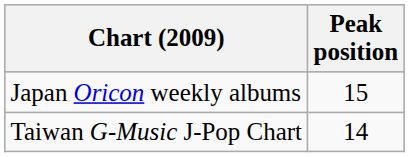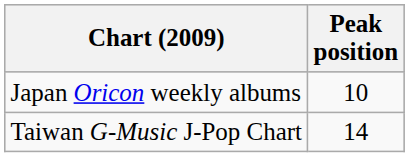(356, 91) 15 -> (356, 91) 10
